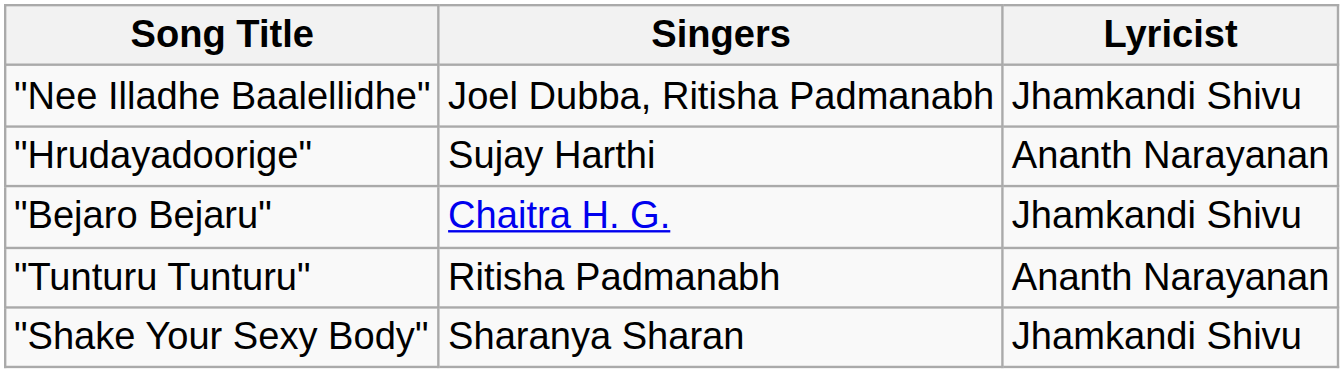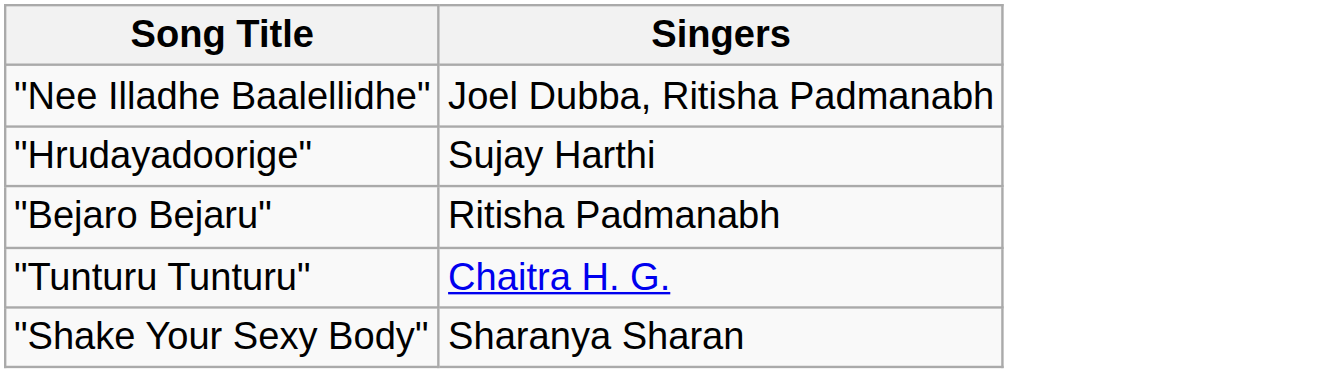- column: (1171, 34)
(559, 215) Chaitra H. G. -> (614, 215) Ritisha Padmanabh
(614, 276) Ritisha Padmanabh -> (559, 276) Chaitra H. G.
